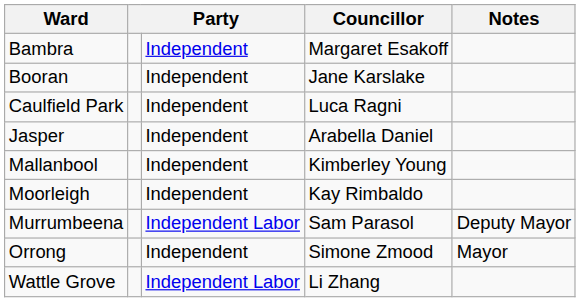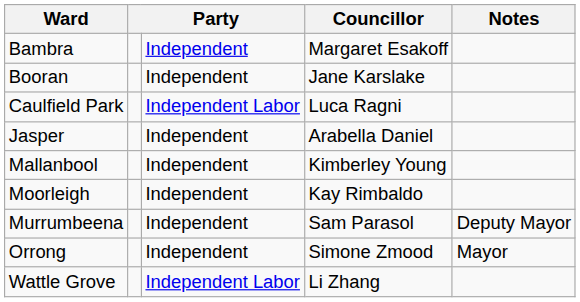(197, 106) Independent -> (223, 106) Independent Labor
(223, 223) Independent Labor -> (197, 223) Independent
